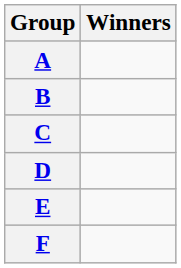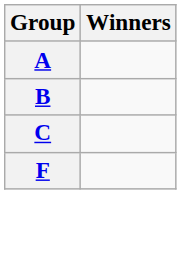- row: (43, 170)
- row: (43, 206)
